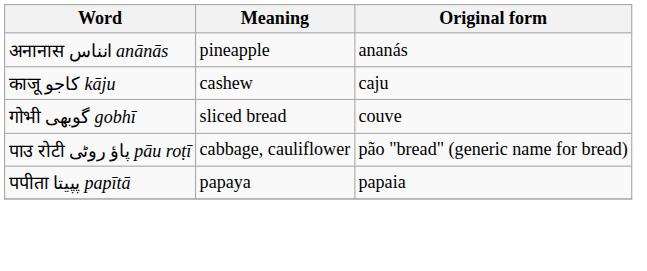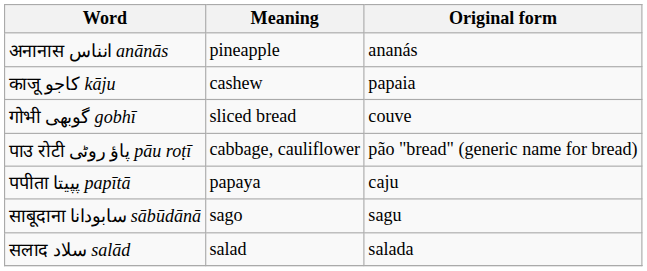(374, 82) caju -> (392, 82) papaia
(382, 182) papaia -> (383, 182) caju
+ row: (105, 216)
+ row: (70, 250)
